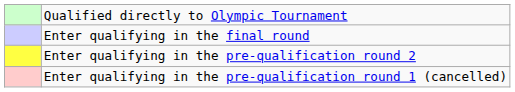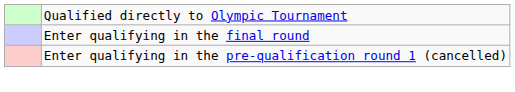- row: (230, 56)
